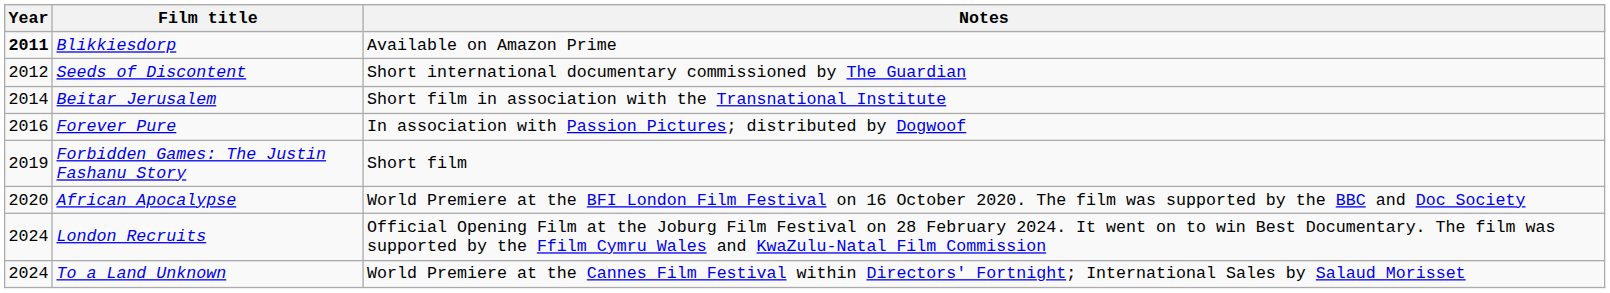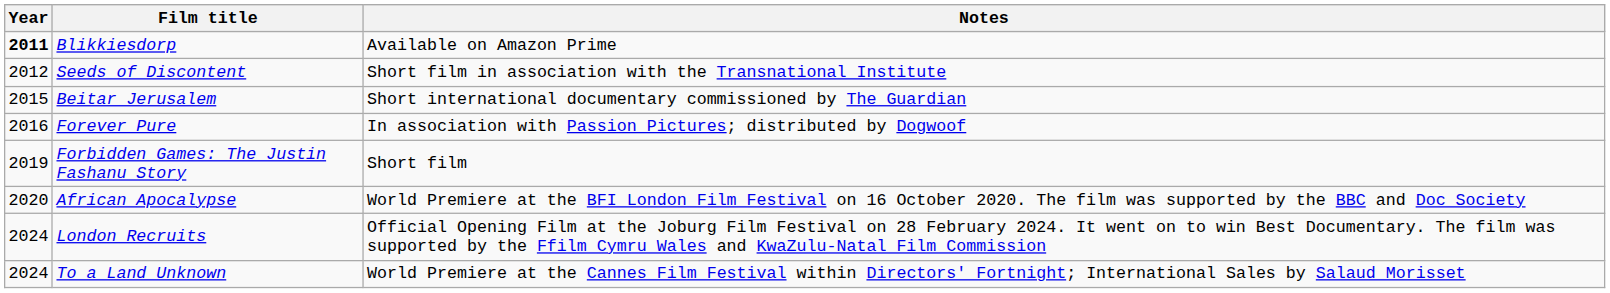(667, 72) Short international documentary commissioned by The Guardian -> (657, 72) Short film in association with the Transnational Institute
(29, 100) 2014 -> (29, 100) 2015
(657, 100) Short film in association with the Transnational Institute -> (667, 100) Short international documentary commissioned by The Guardian
